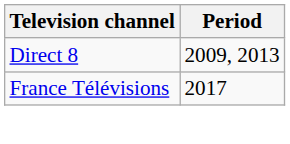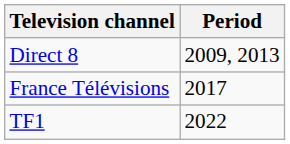+ row: (27, 121)
